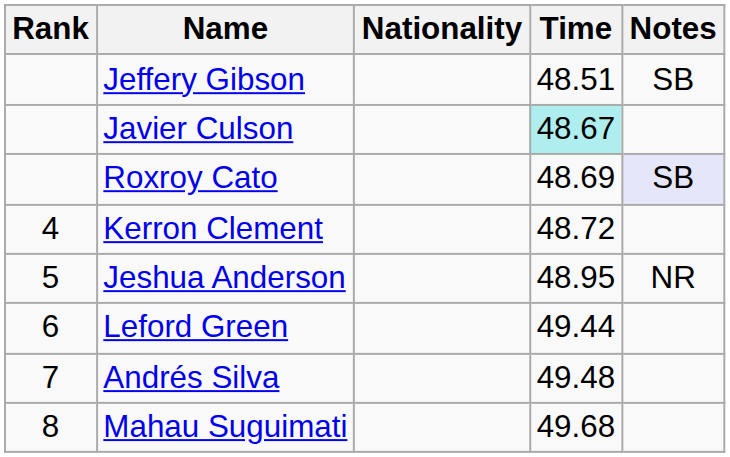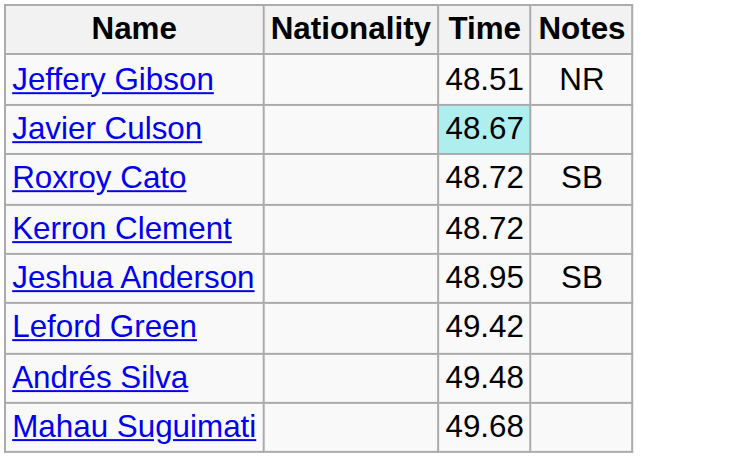- column: (51, 29)
(673, 79) SB -> (582, 79) NR
(576, 178) 48.69 -> (485, 178) 48.72
(673, 178) lavender background -> (582, 178) no background
(673, 278) NR -> (582, 278) SB
(576, 327) 49.44 -> (485, 327) 49.42
